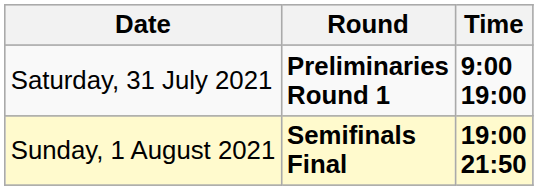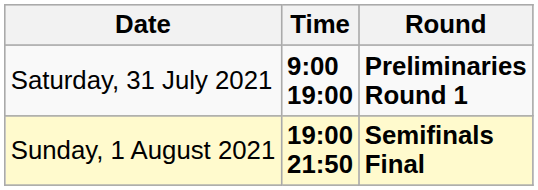columns swapped: (494, 24) <-> (368, 24)
